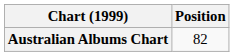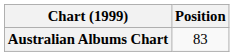(200, 39) 82 -> (200, 39) 83
